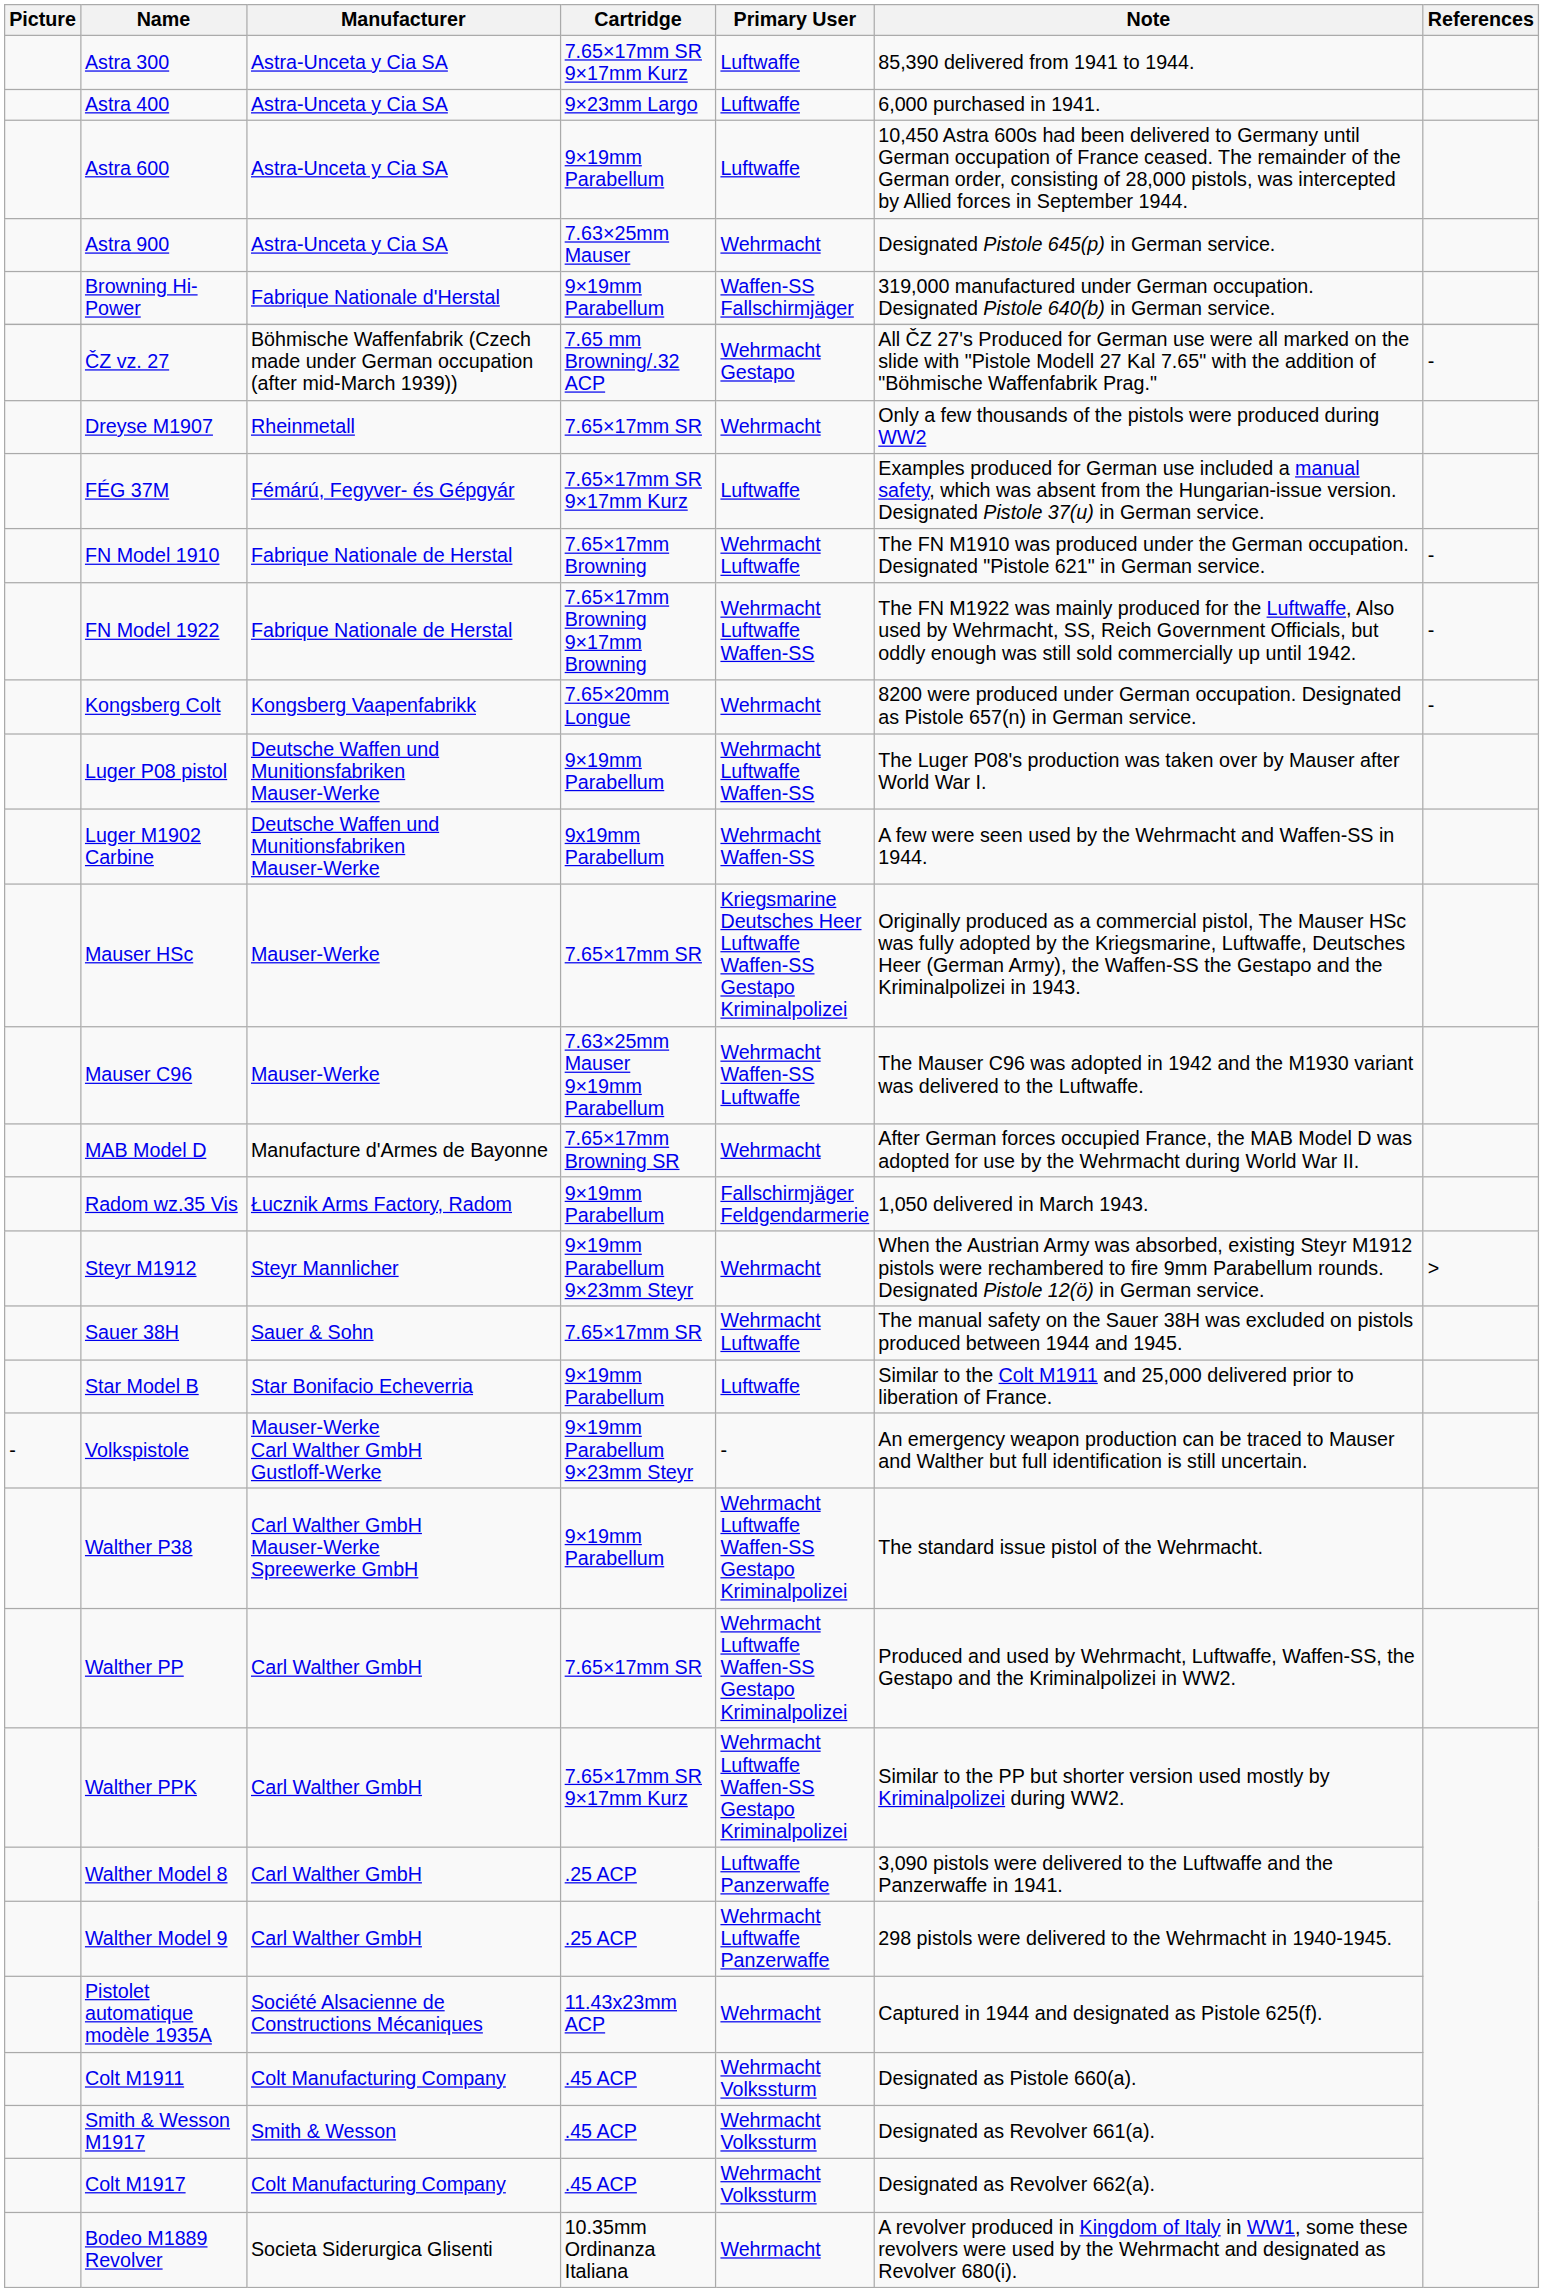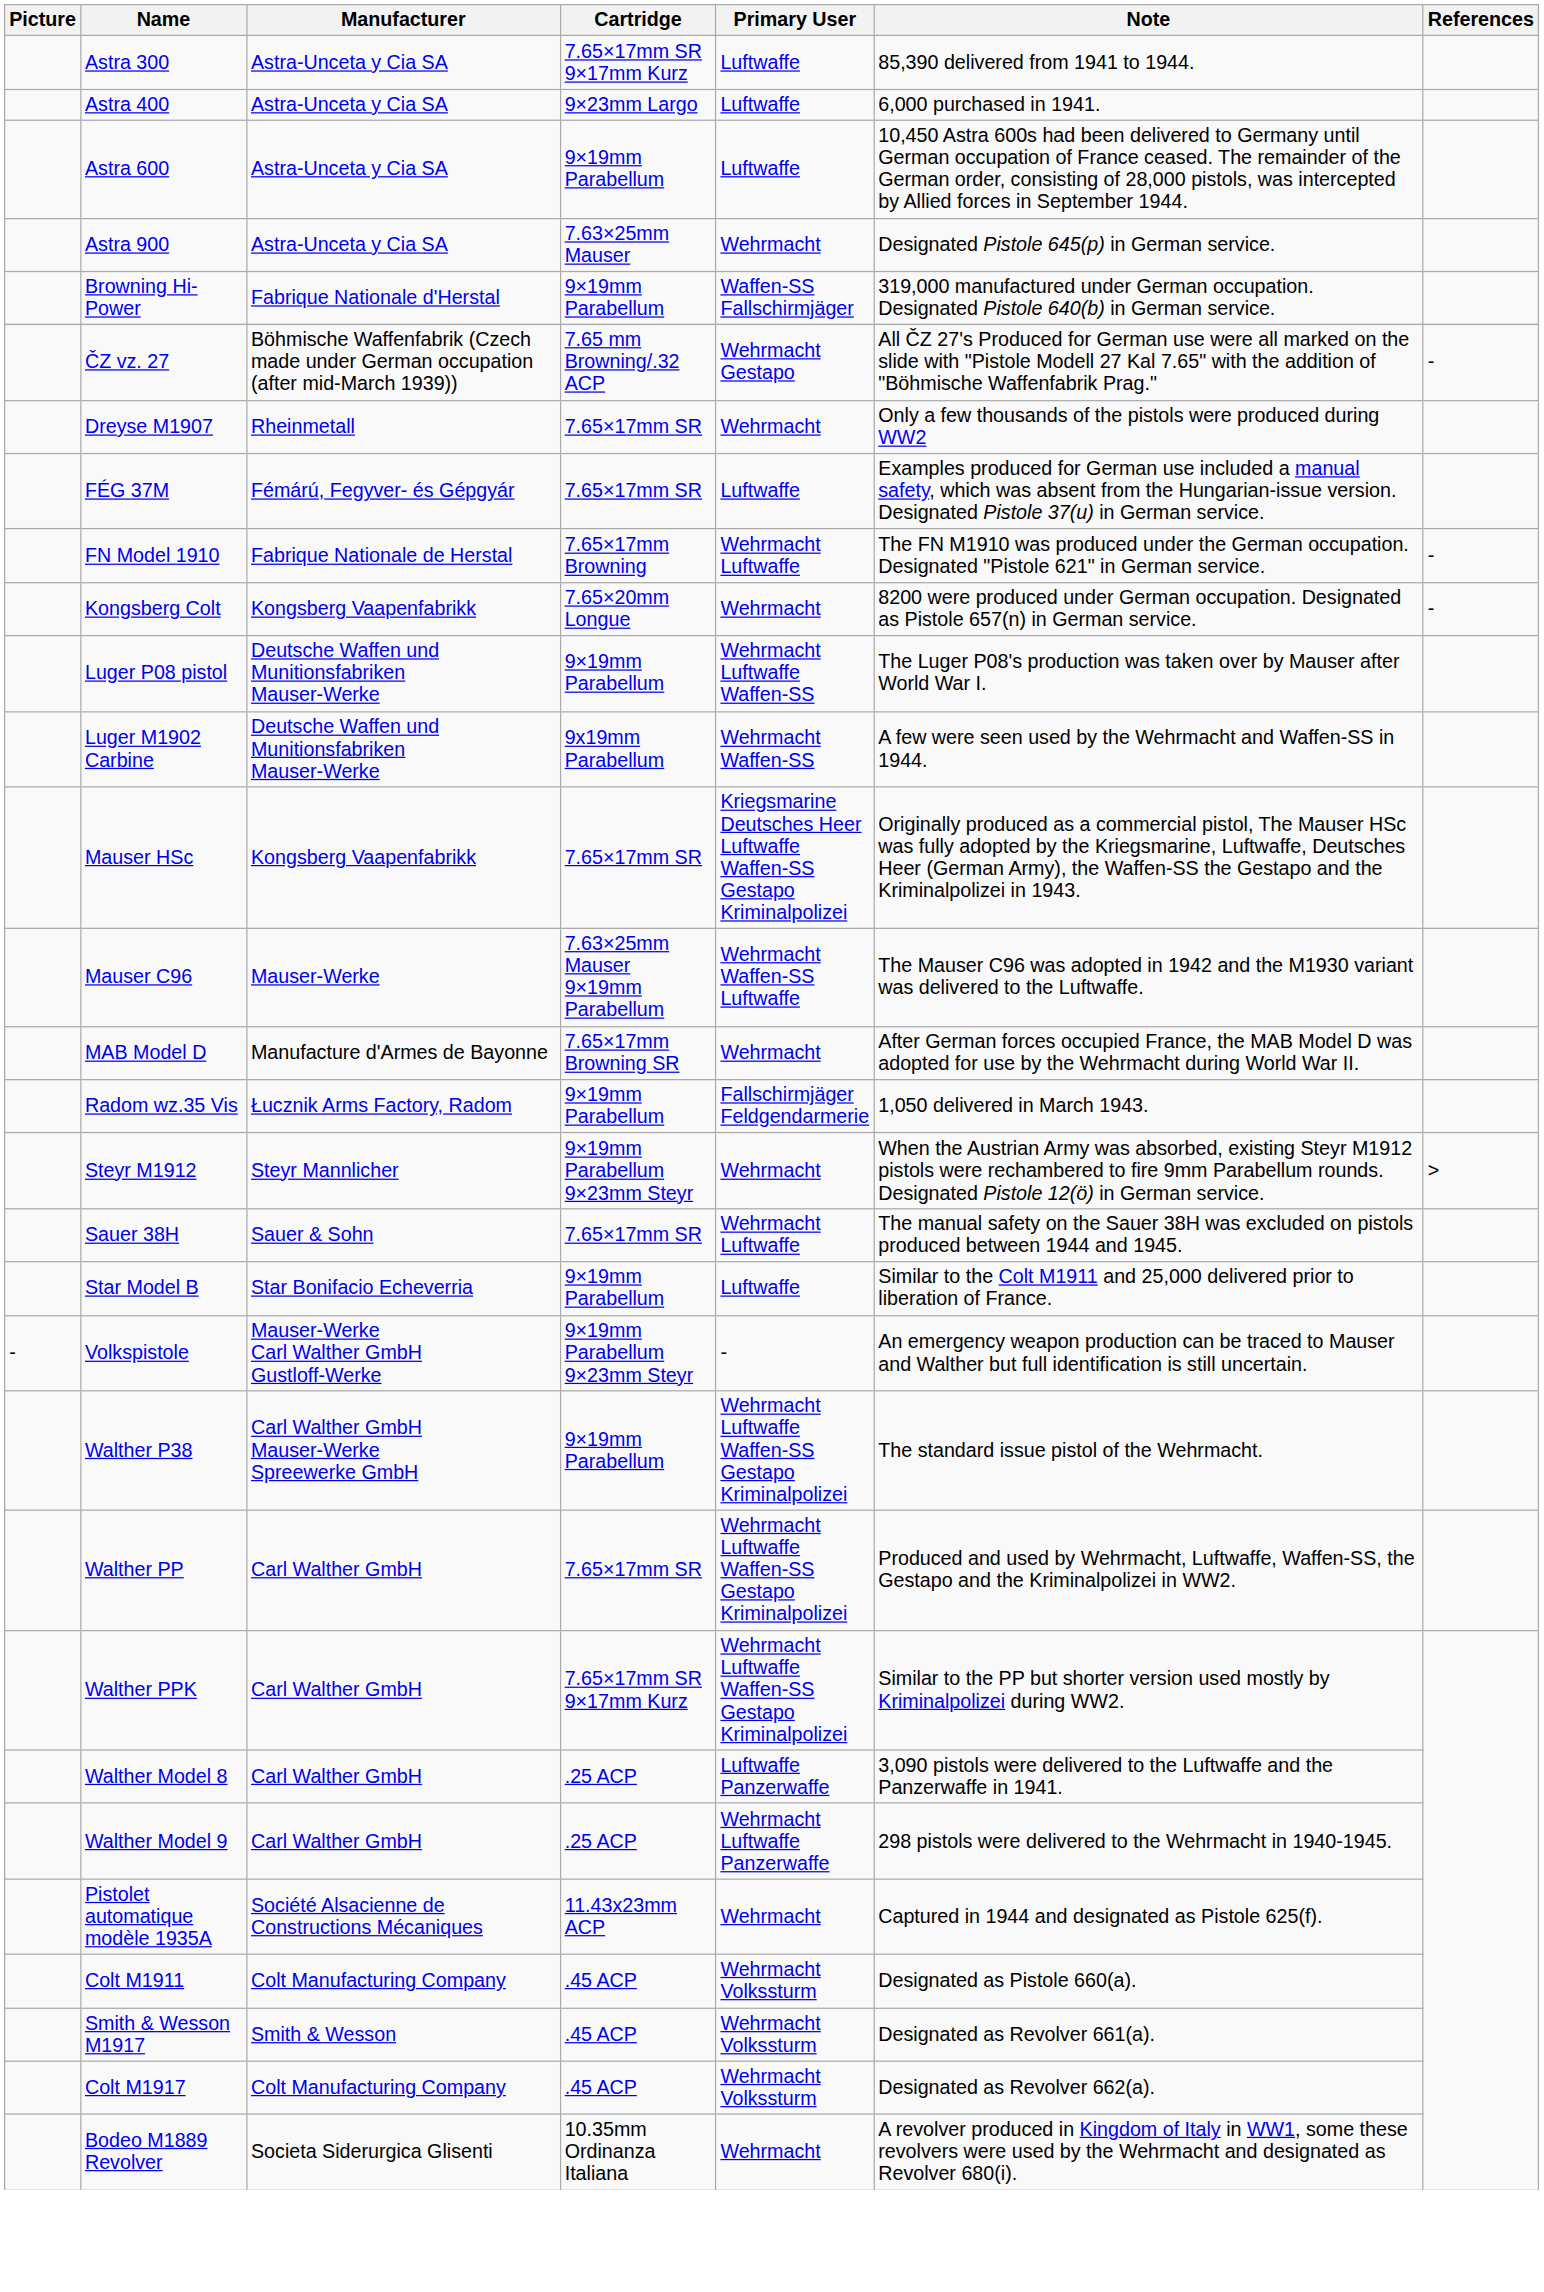(633, 491) 7.65×17mm SR 9×17mm Kurz -> (633, 491) 7.65×17mm SR
- row: (152, 631)
(315, 955) Mauser-Werke -> (363, 857) Kongsberg Vaapenfabrikk
